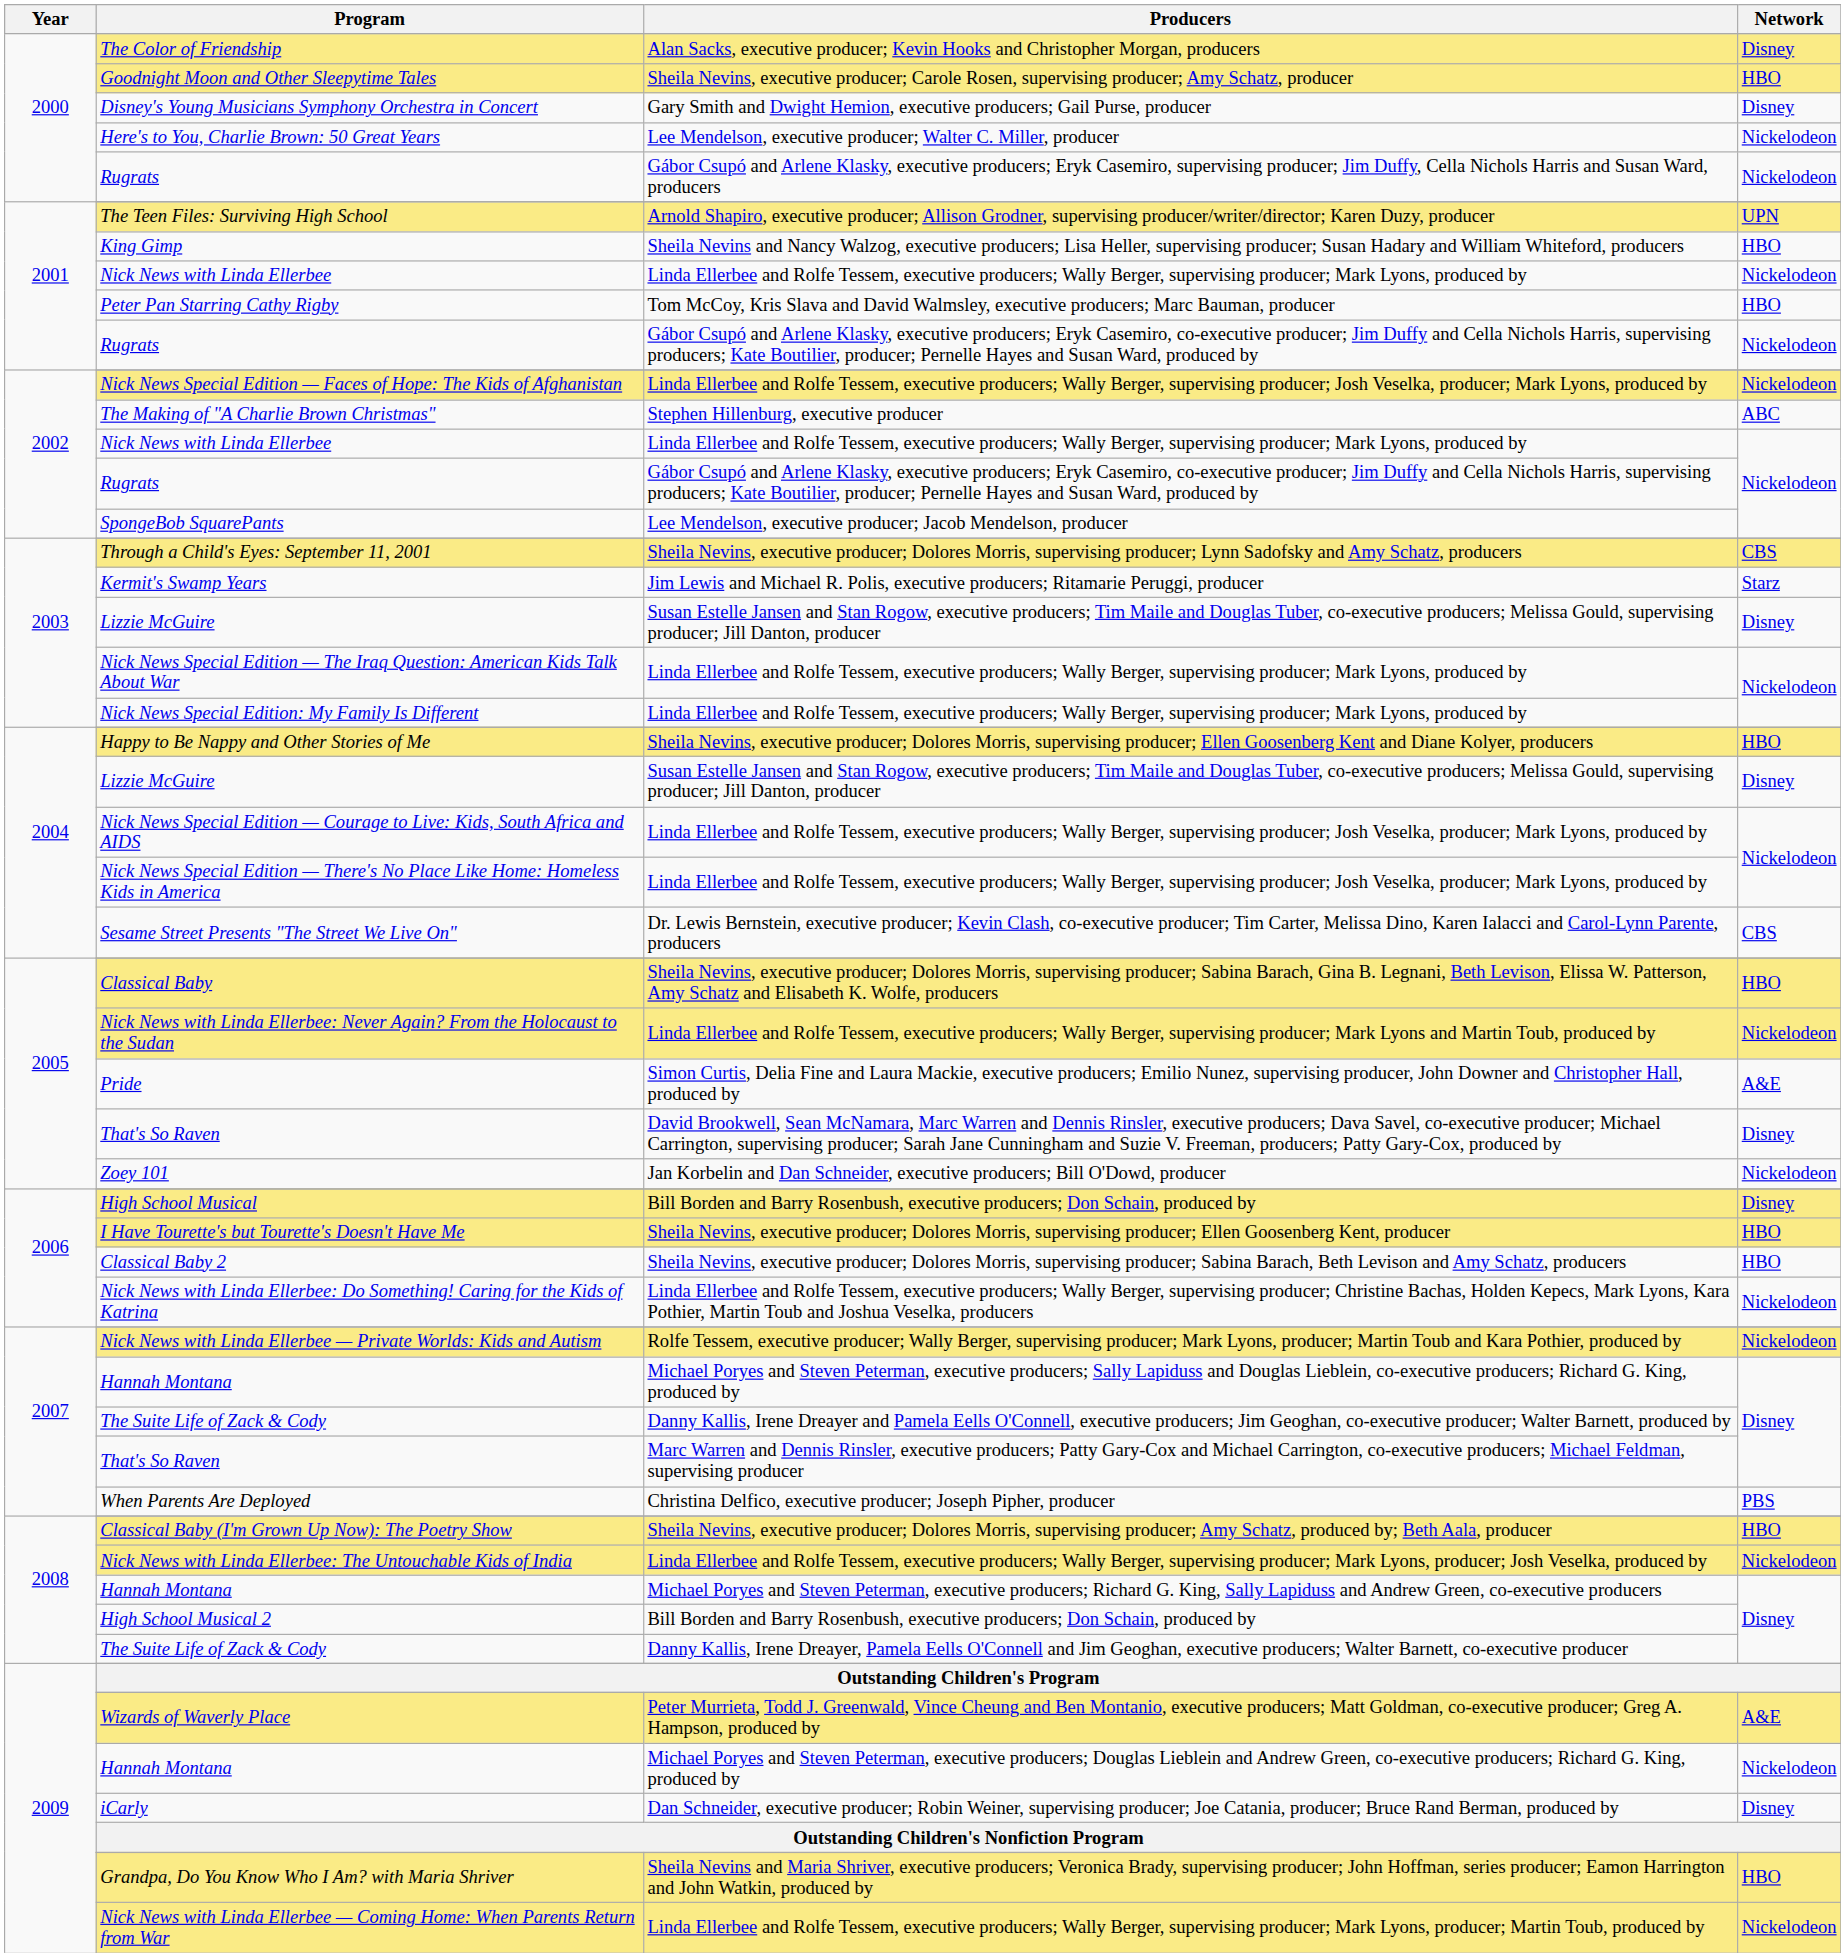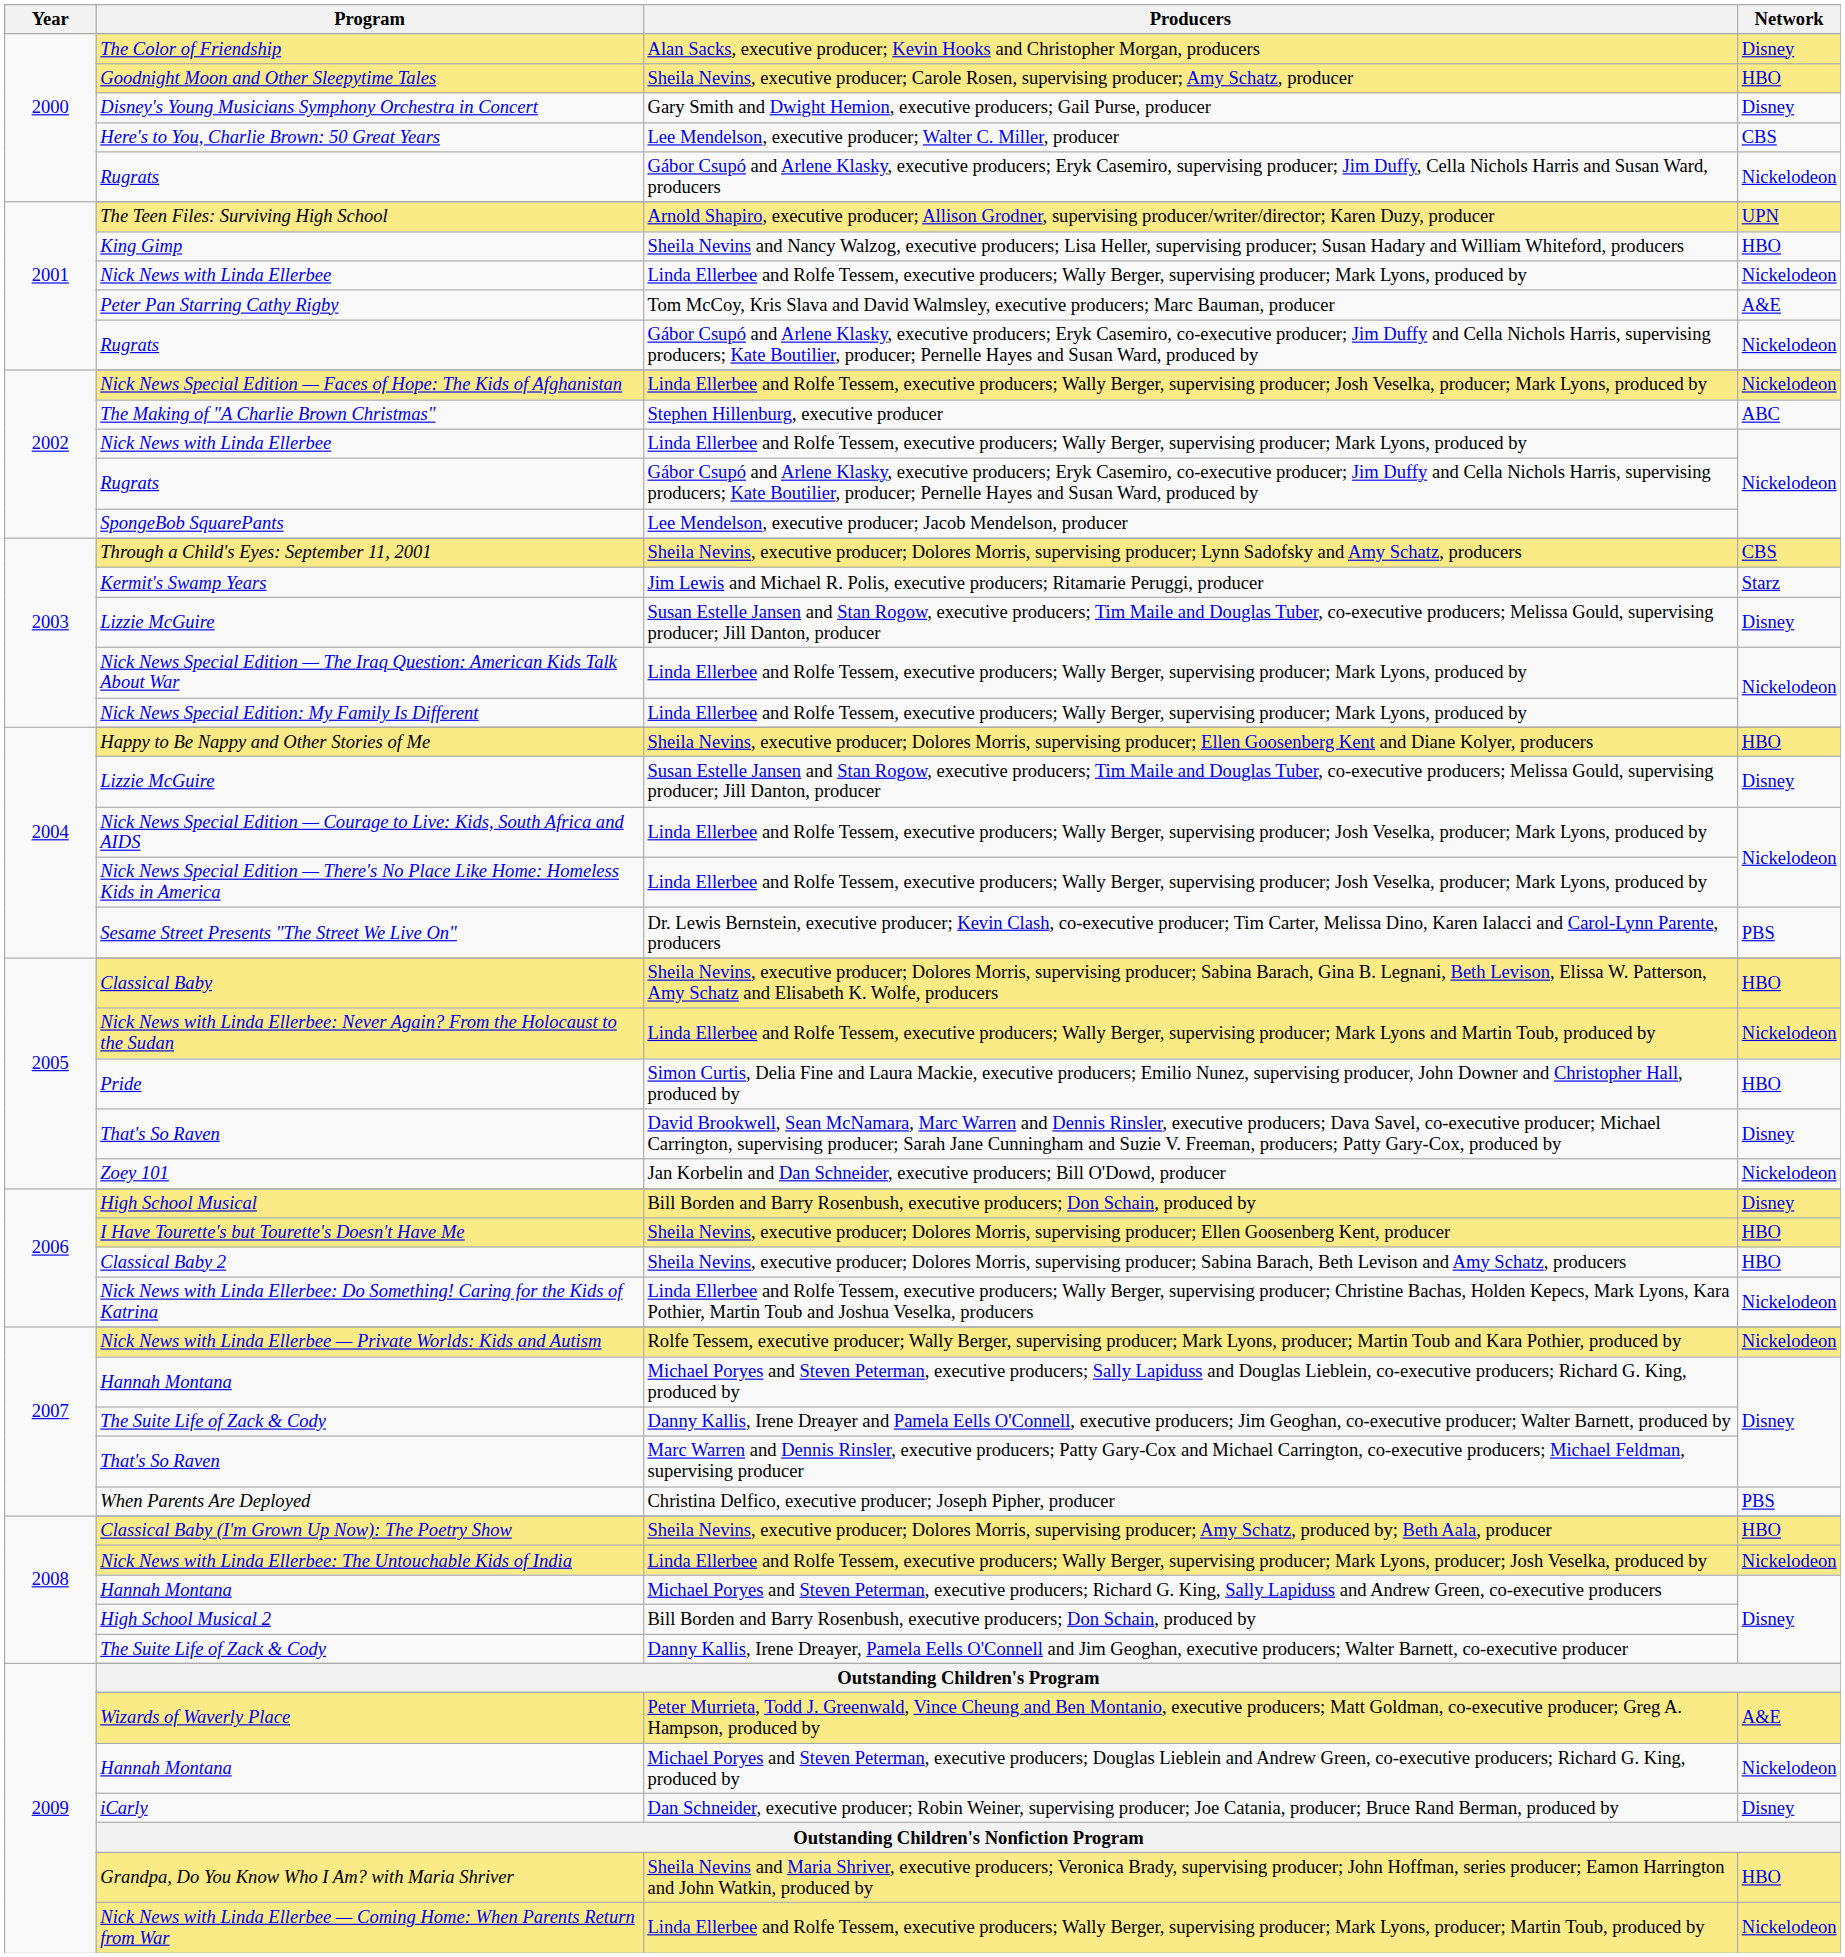(1789, 136) Nickelodeon -> (1759, 136) CBS
(1761, 305) HBO -> (1761, 305) A&E
(1759, 932) CBS -> (1758, 932) PBS
(1761, 1083) A&E -> (1761, 1083) HBO
